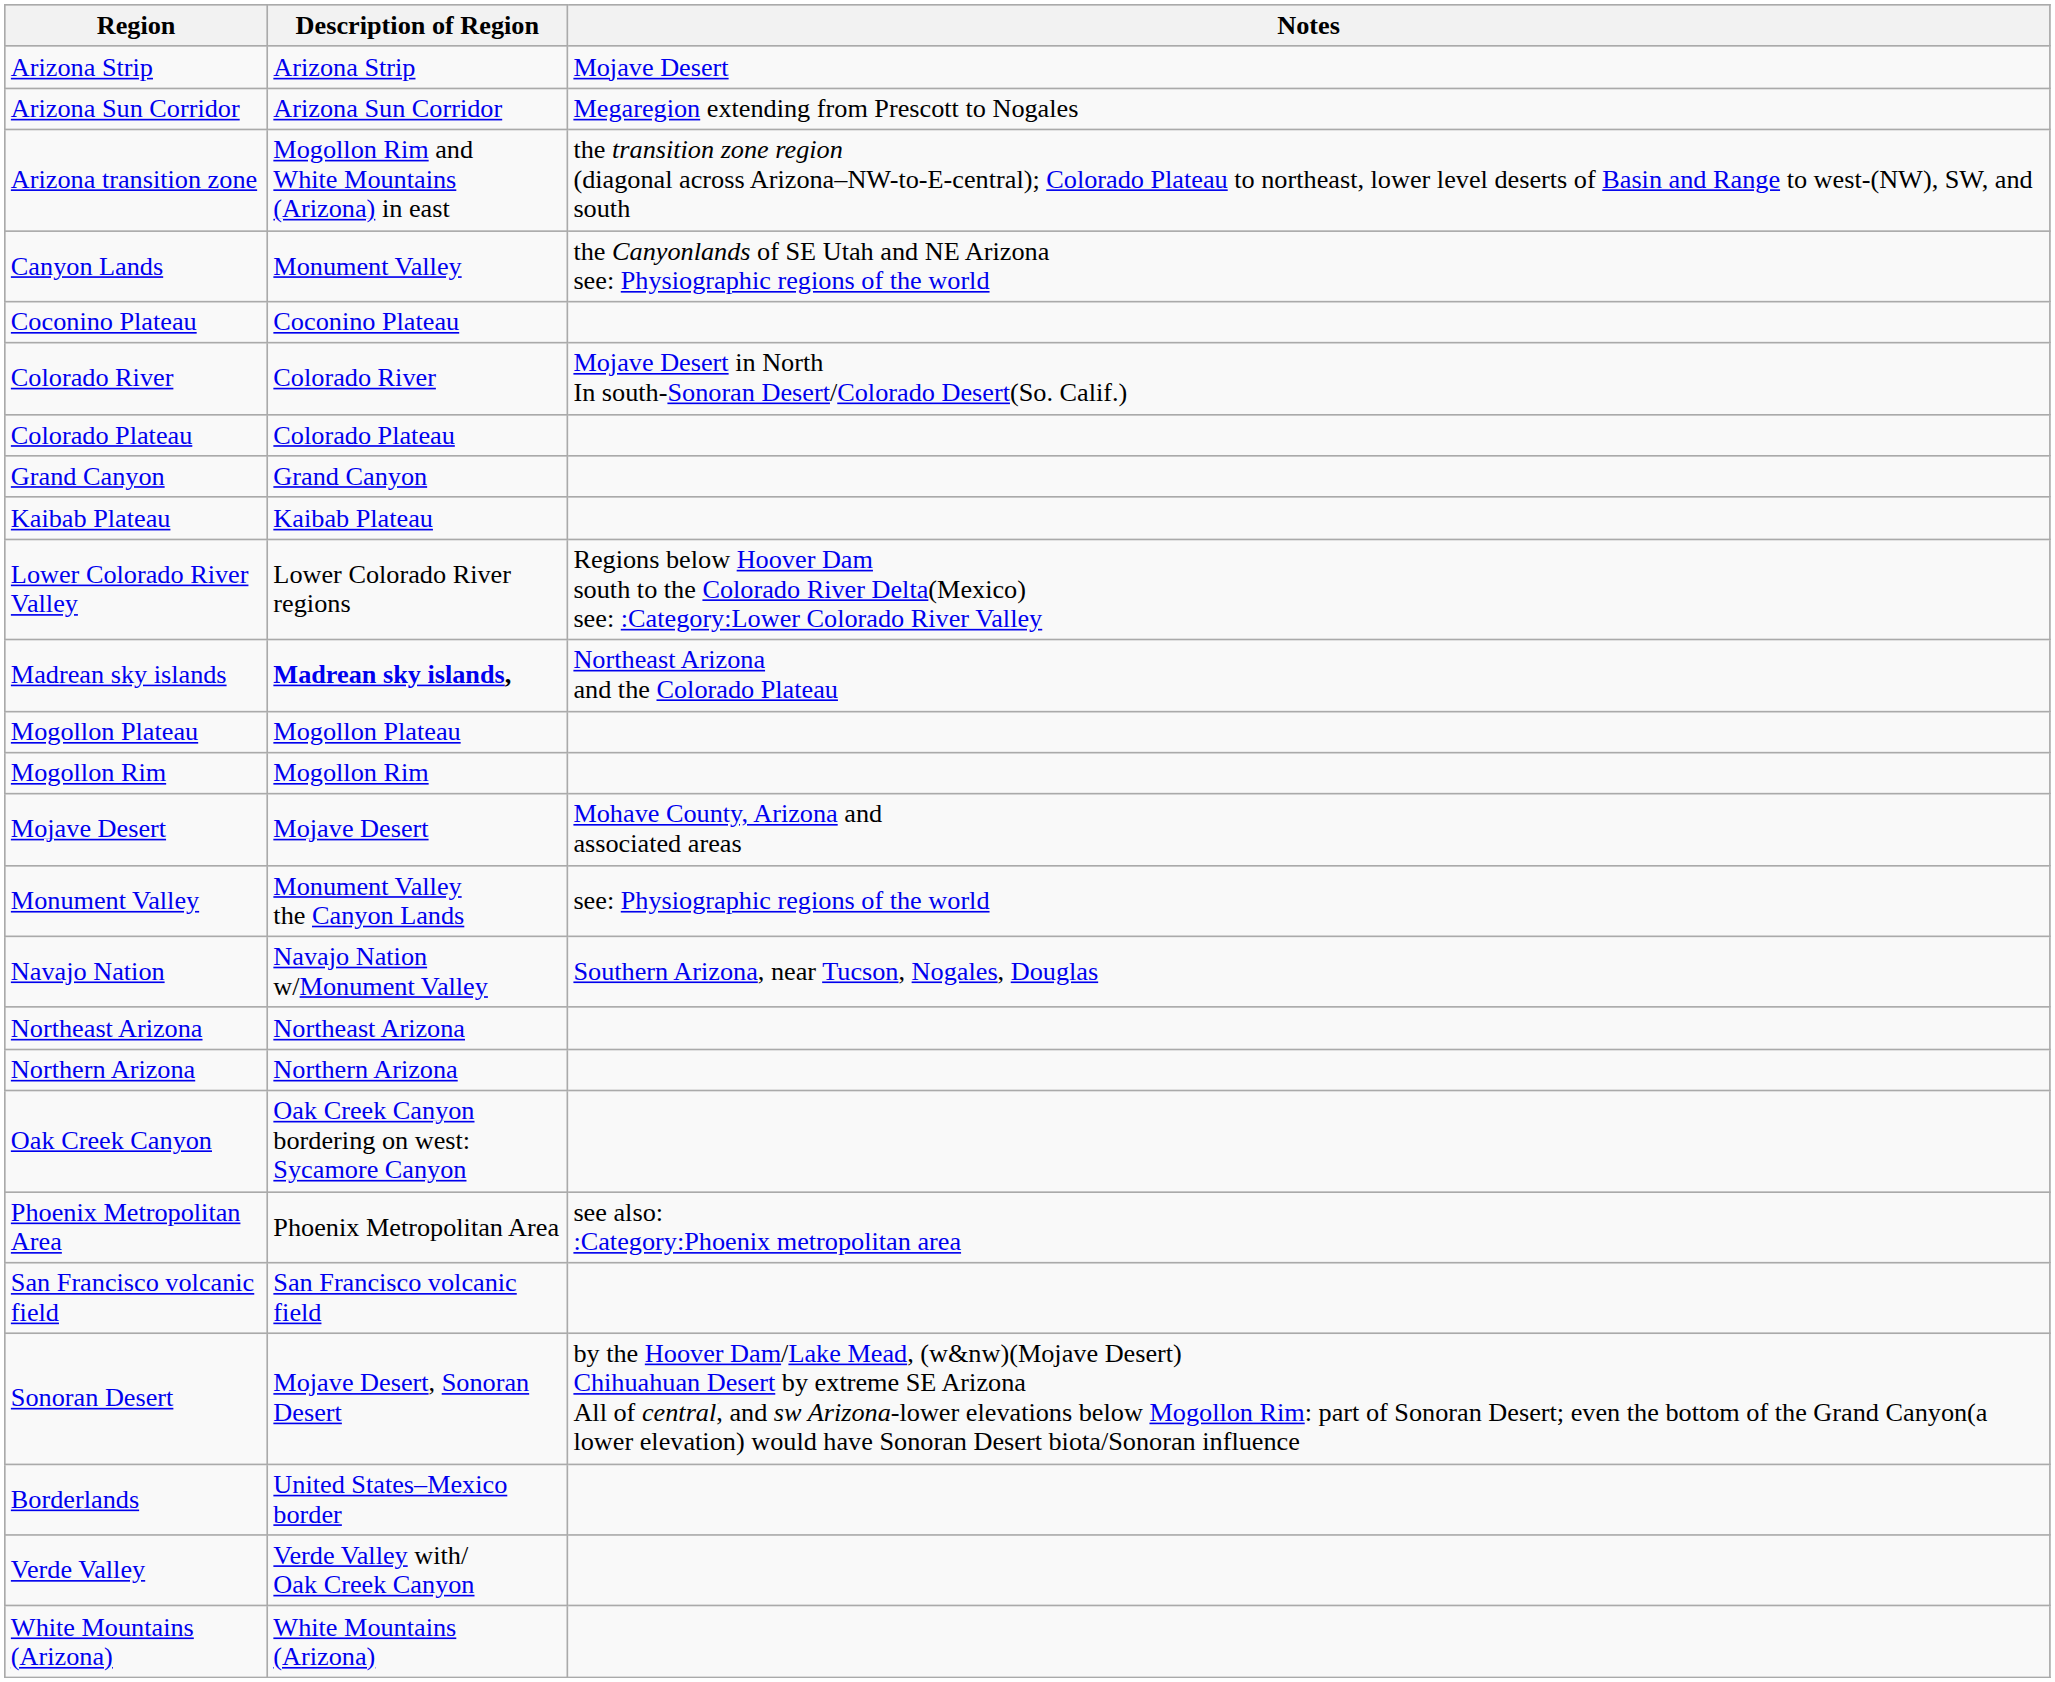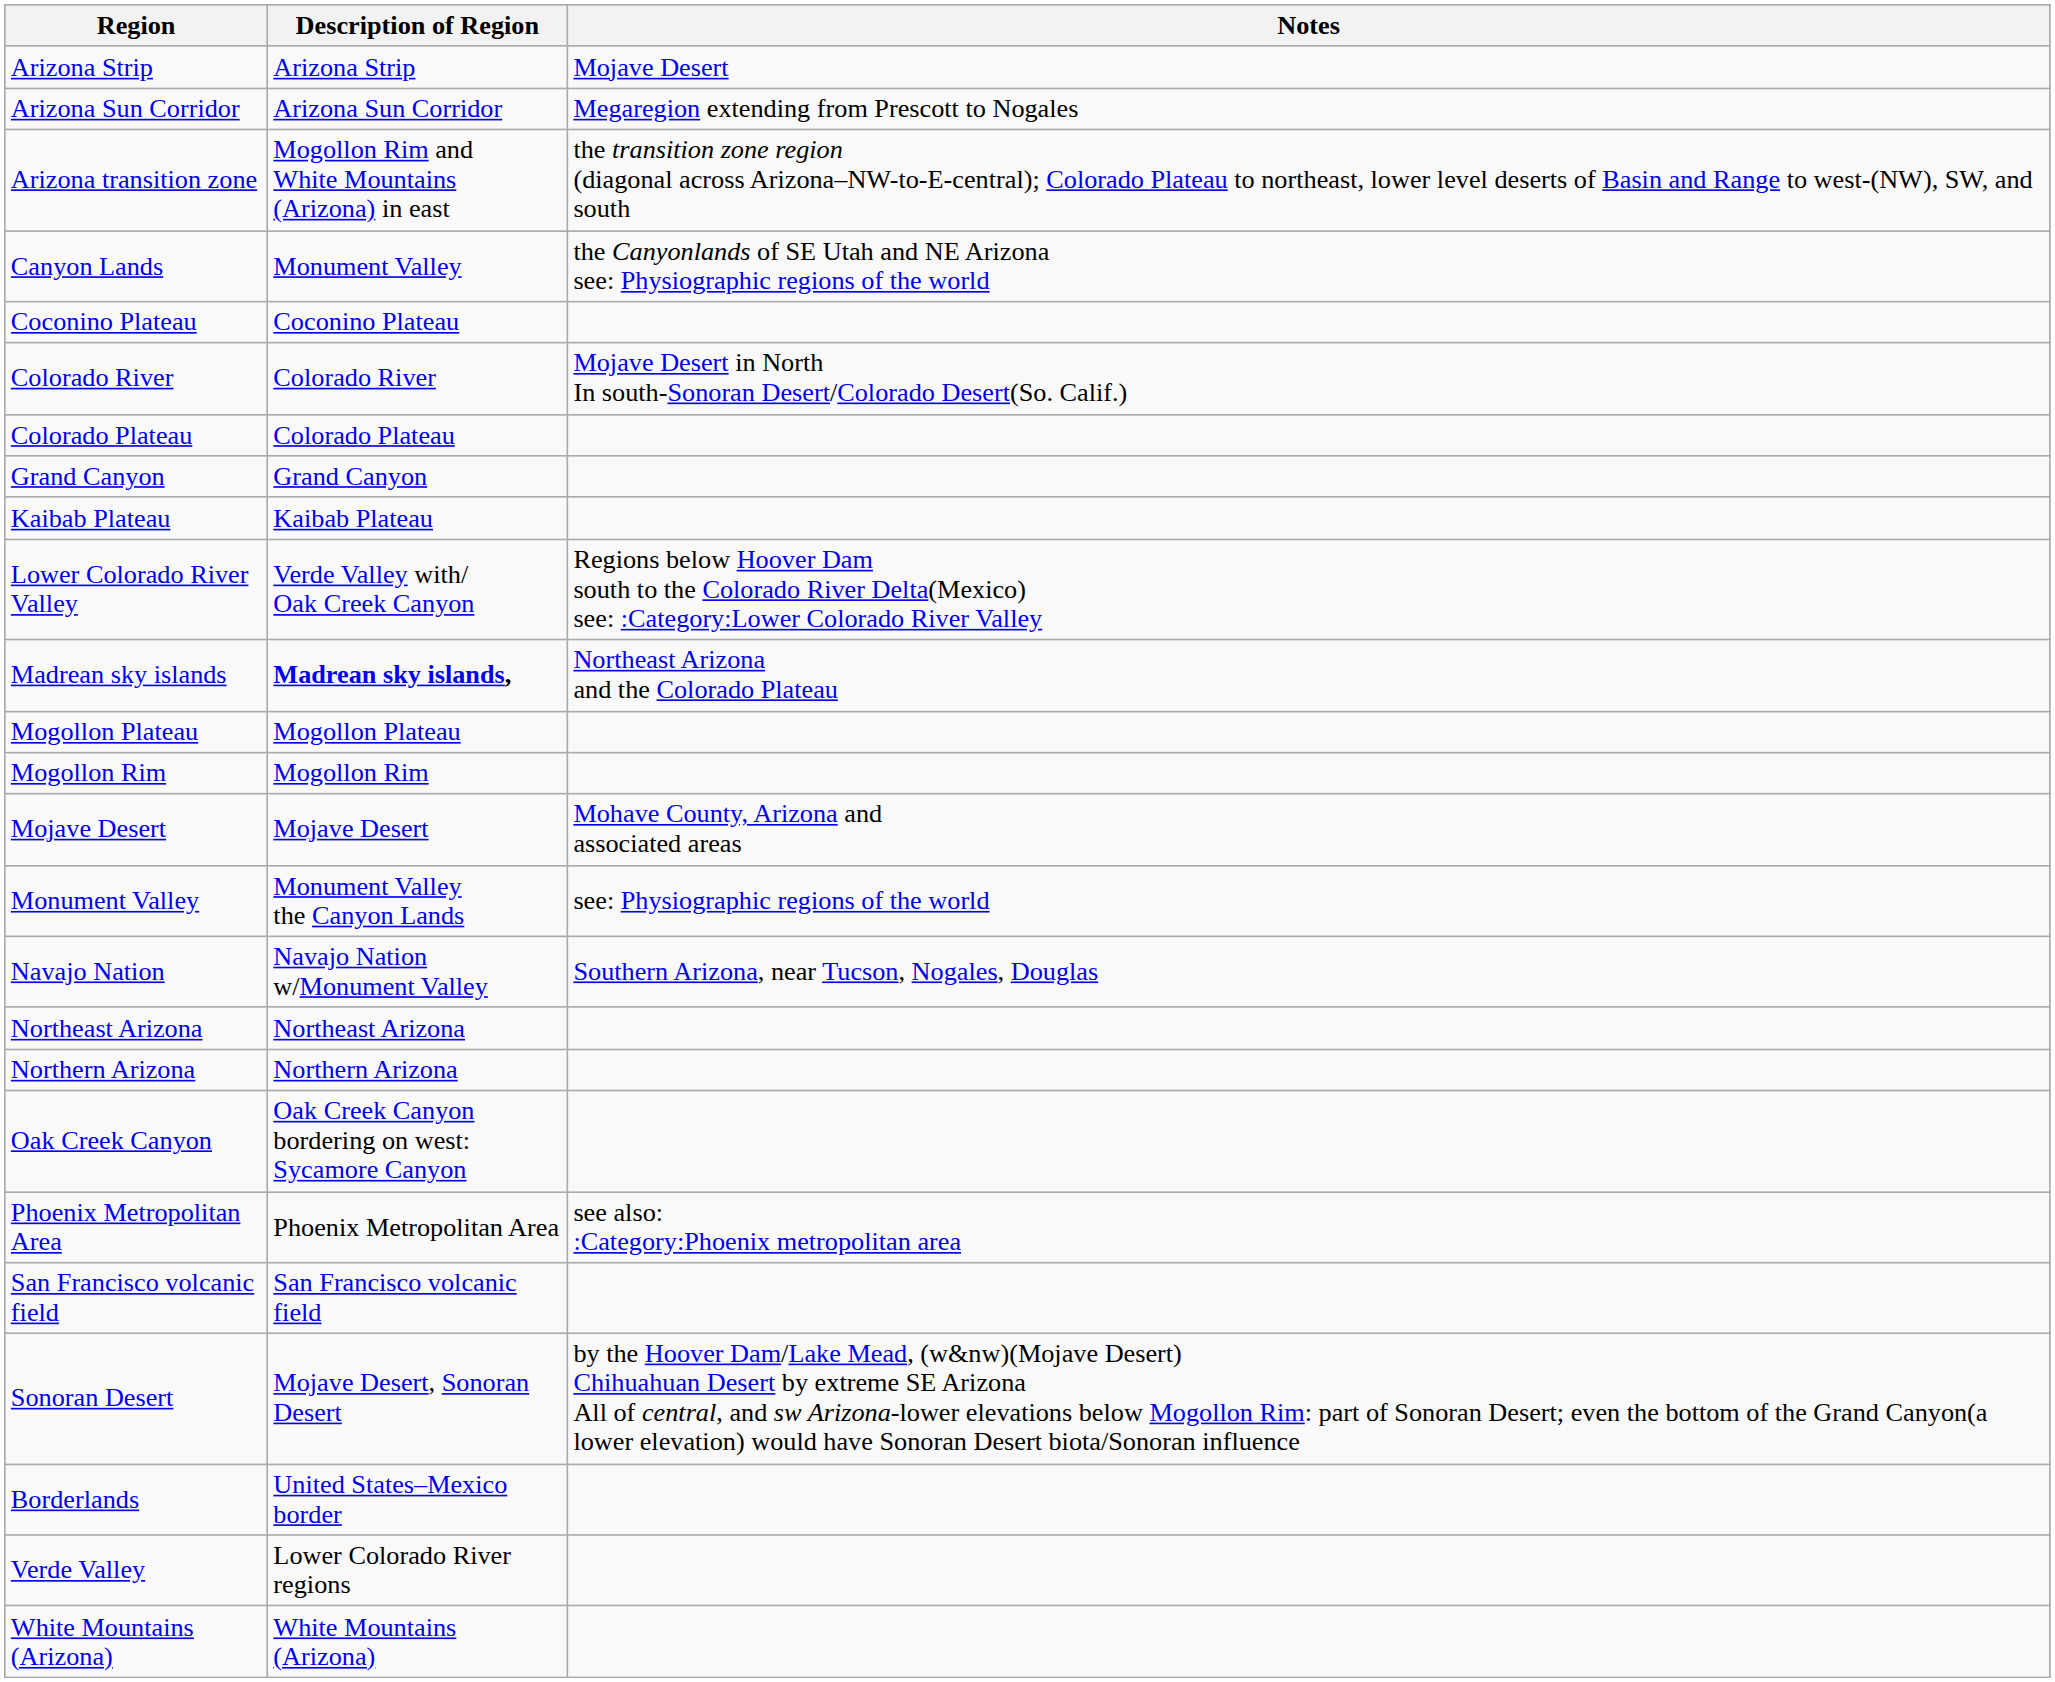(392, 589) Lower Colorado River regions -> (374, 589) Verde Valley with/ Oak Creek Canyon
(374, 1570) Verde Valley with/ Oak Creek Canyon -> (392, 1570) Lower Colorado River regions
